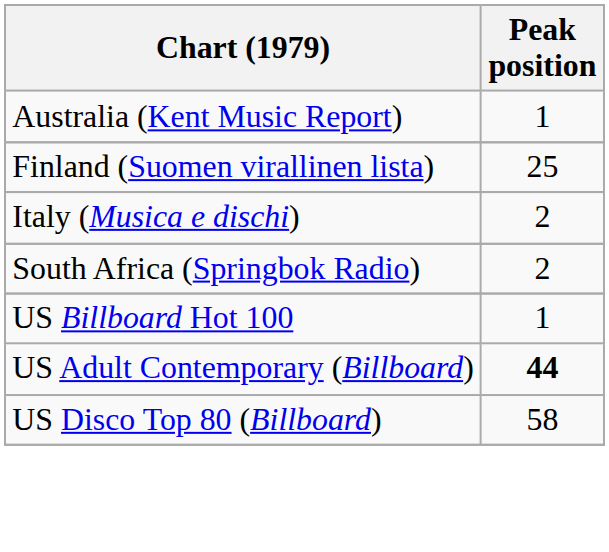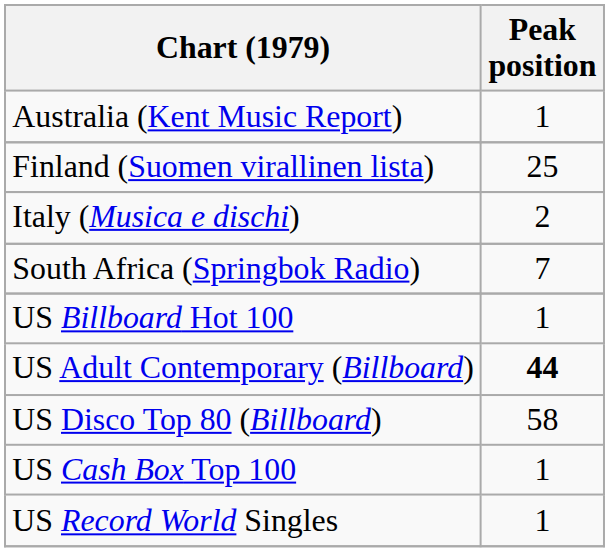(542, 267) 2 -> (542, 267) 7
+ row: (154, 469)
+ row: (175, 520)
